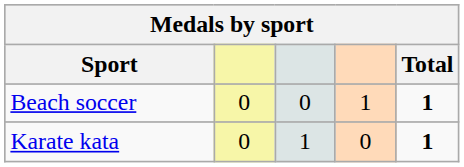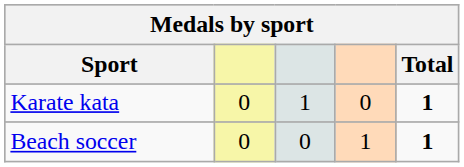rows swapped: (65, 142) <-> (73, 102)
